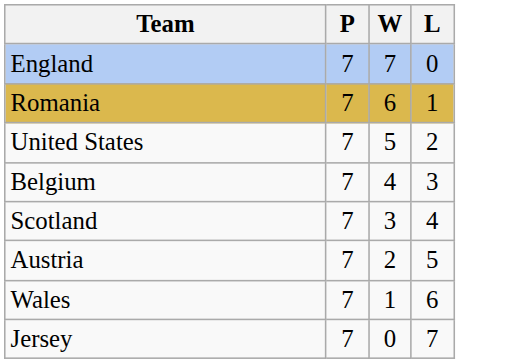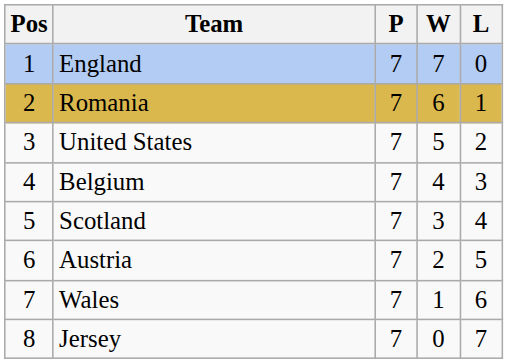+ column: (29, 24)
